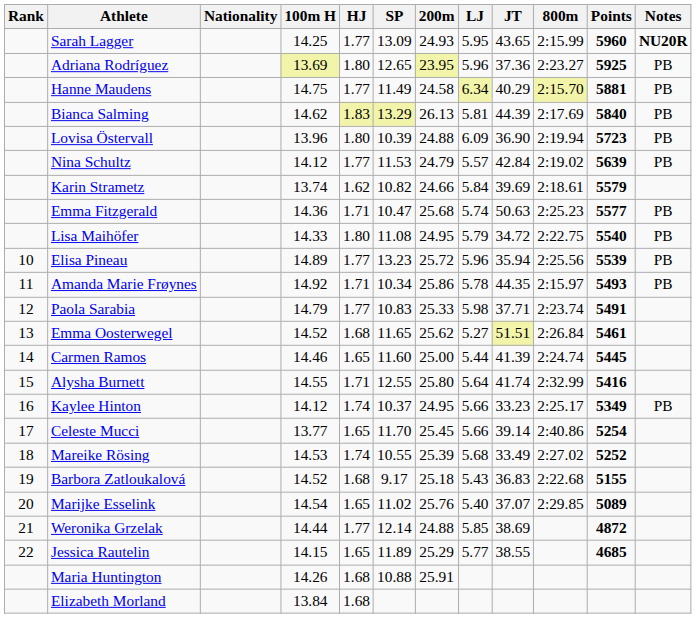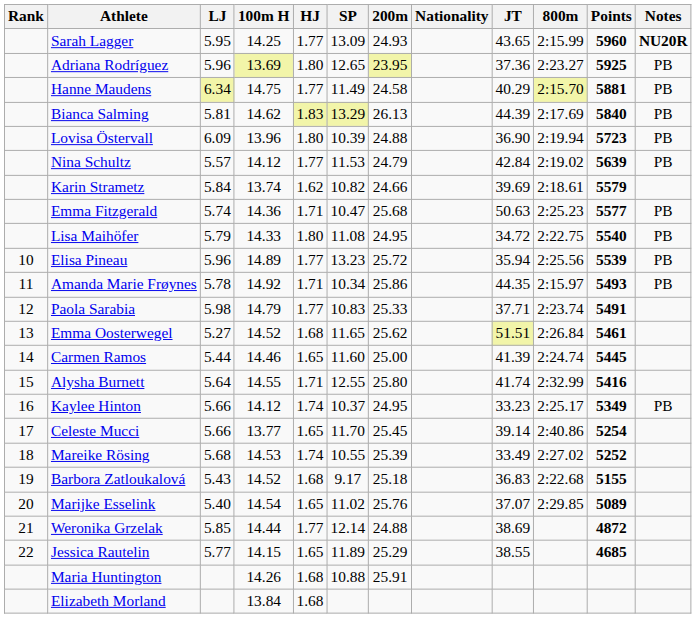columns swapped: (241, 16) <-> (475, 16)
